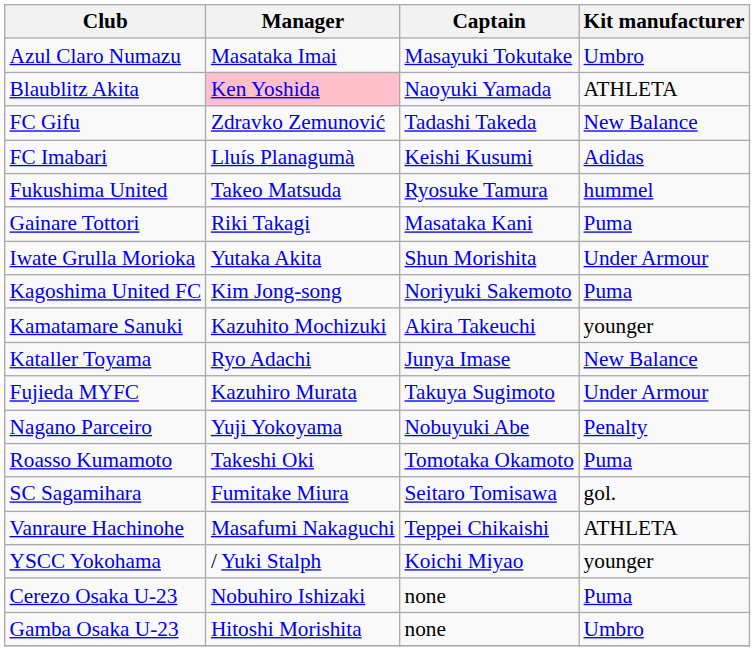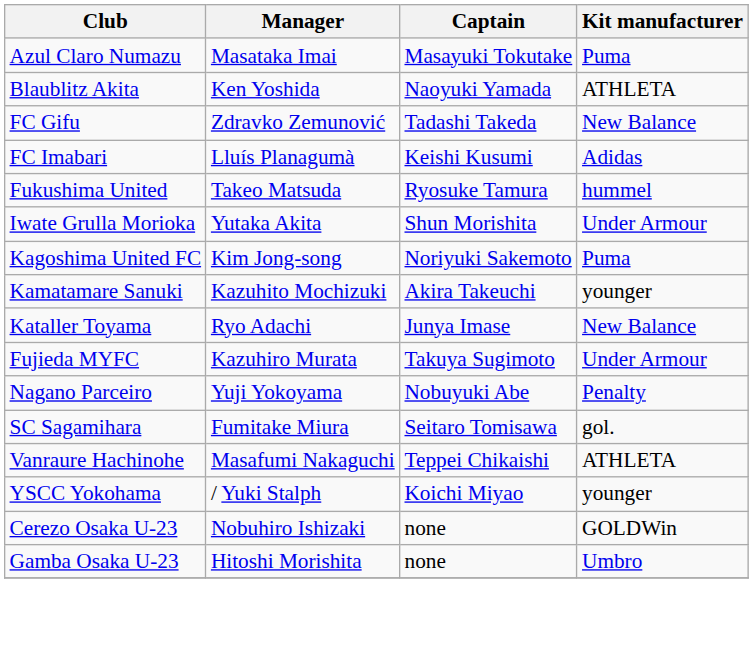(614, 55) Umbro -> (606, 55) Puma
(265, 88) pink background -> (265, 88) no background
- row: (75, 223)
- row: (91, 460)
(608, 595) Puma -> (629, 527) GOLDWin
